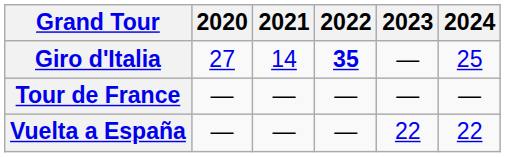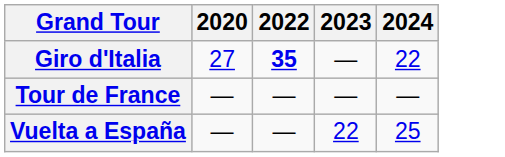- column: (284, 22)
(470, 59) 25 -> (408, 59) 22
(470, 132) 22 -> (408, 132) 25
